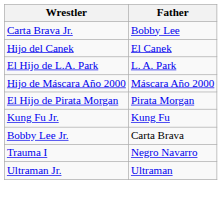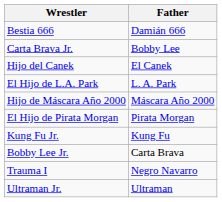+ row: (30, 30)
